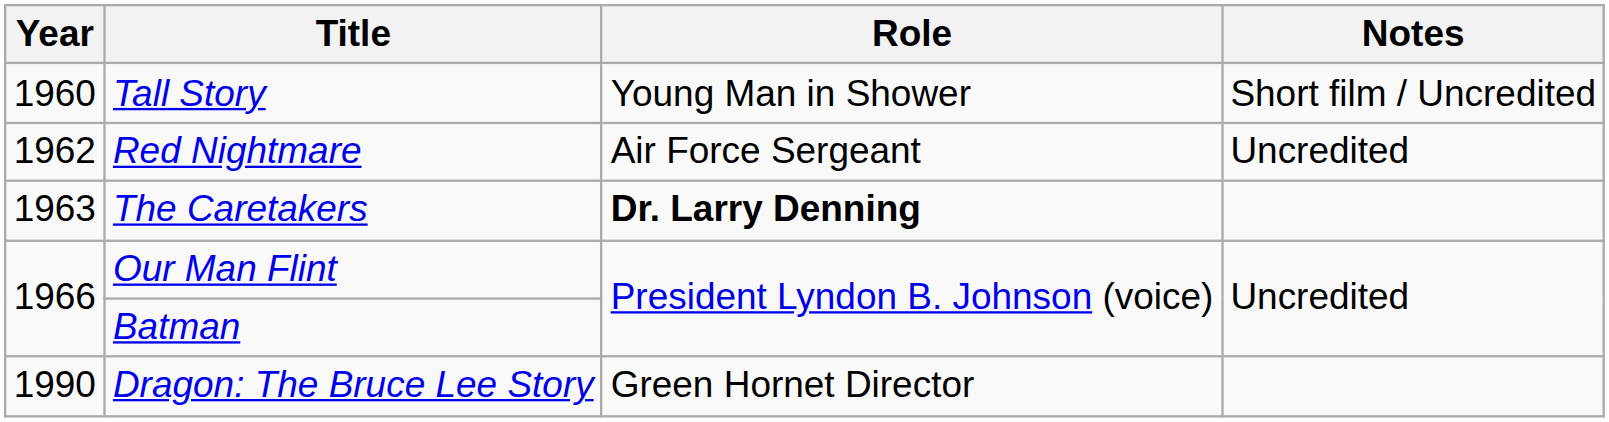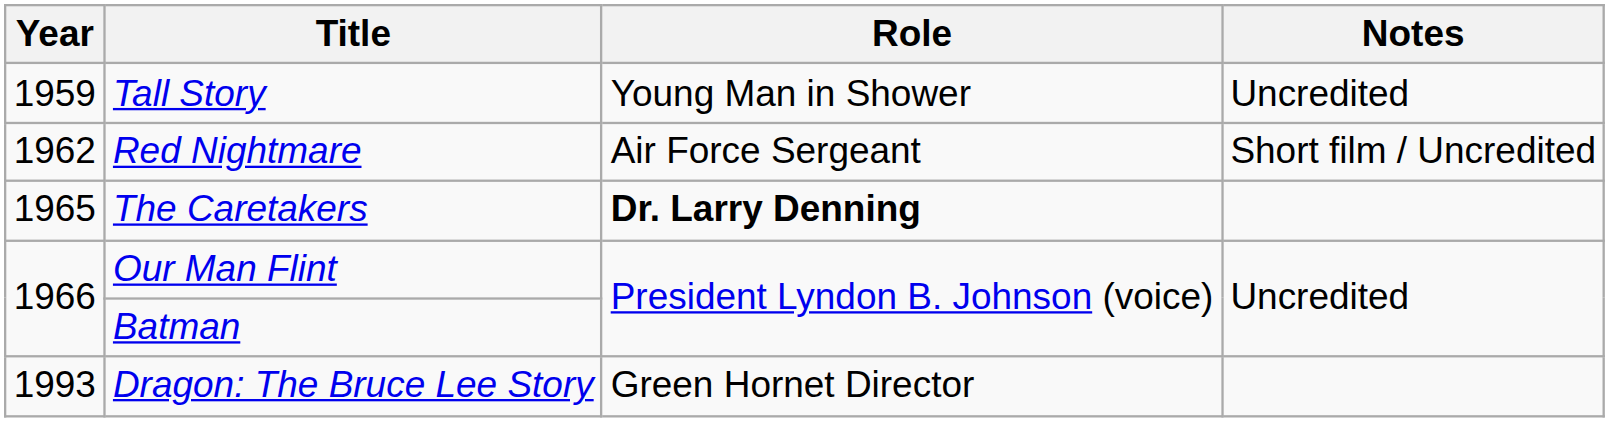(55, 92) 1960 -> (55, 92) 1959
(1413, 92) Short film / Uncredited -> (1320, 92) Uncredited
(1320, 151) Uncredited -> (1413, 151) Short film / Uncredited
(55, 209) 1963 -> (55, 209) 1965
(55, 385) 1990 -> (55, 385) 1993
